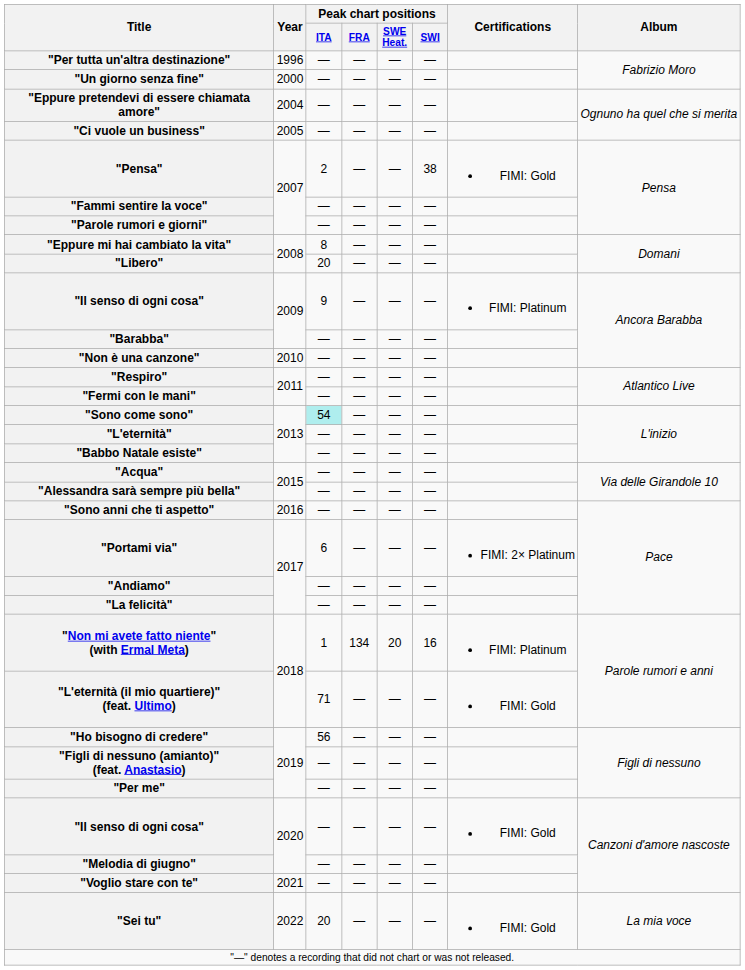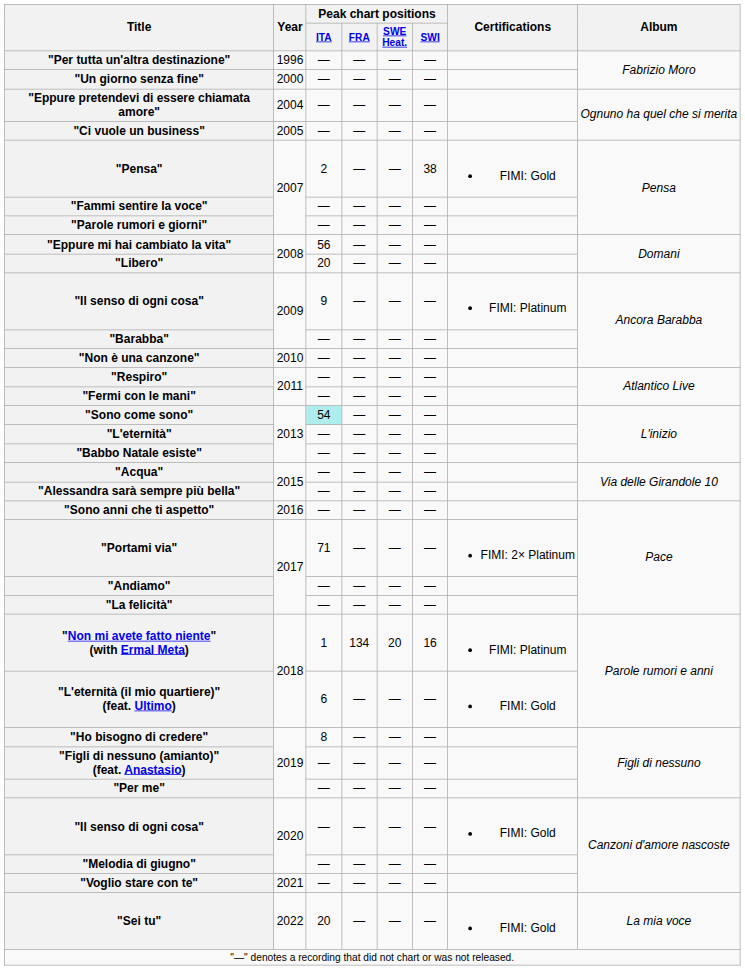(324, 244) 8 -> (324, 244) 56
(324, 548) 6 -> (324, 548) 71
(324, 699) 71 -> (324, 699) 6
(324, 737) 56 -> (324, 737) 8
